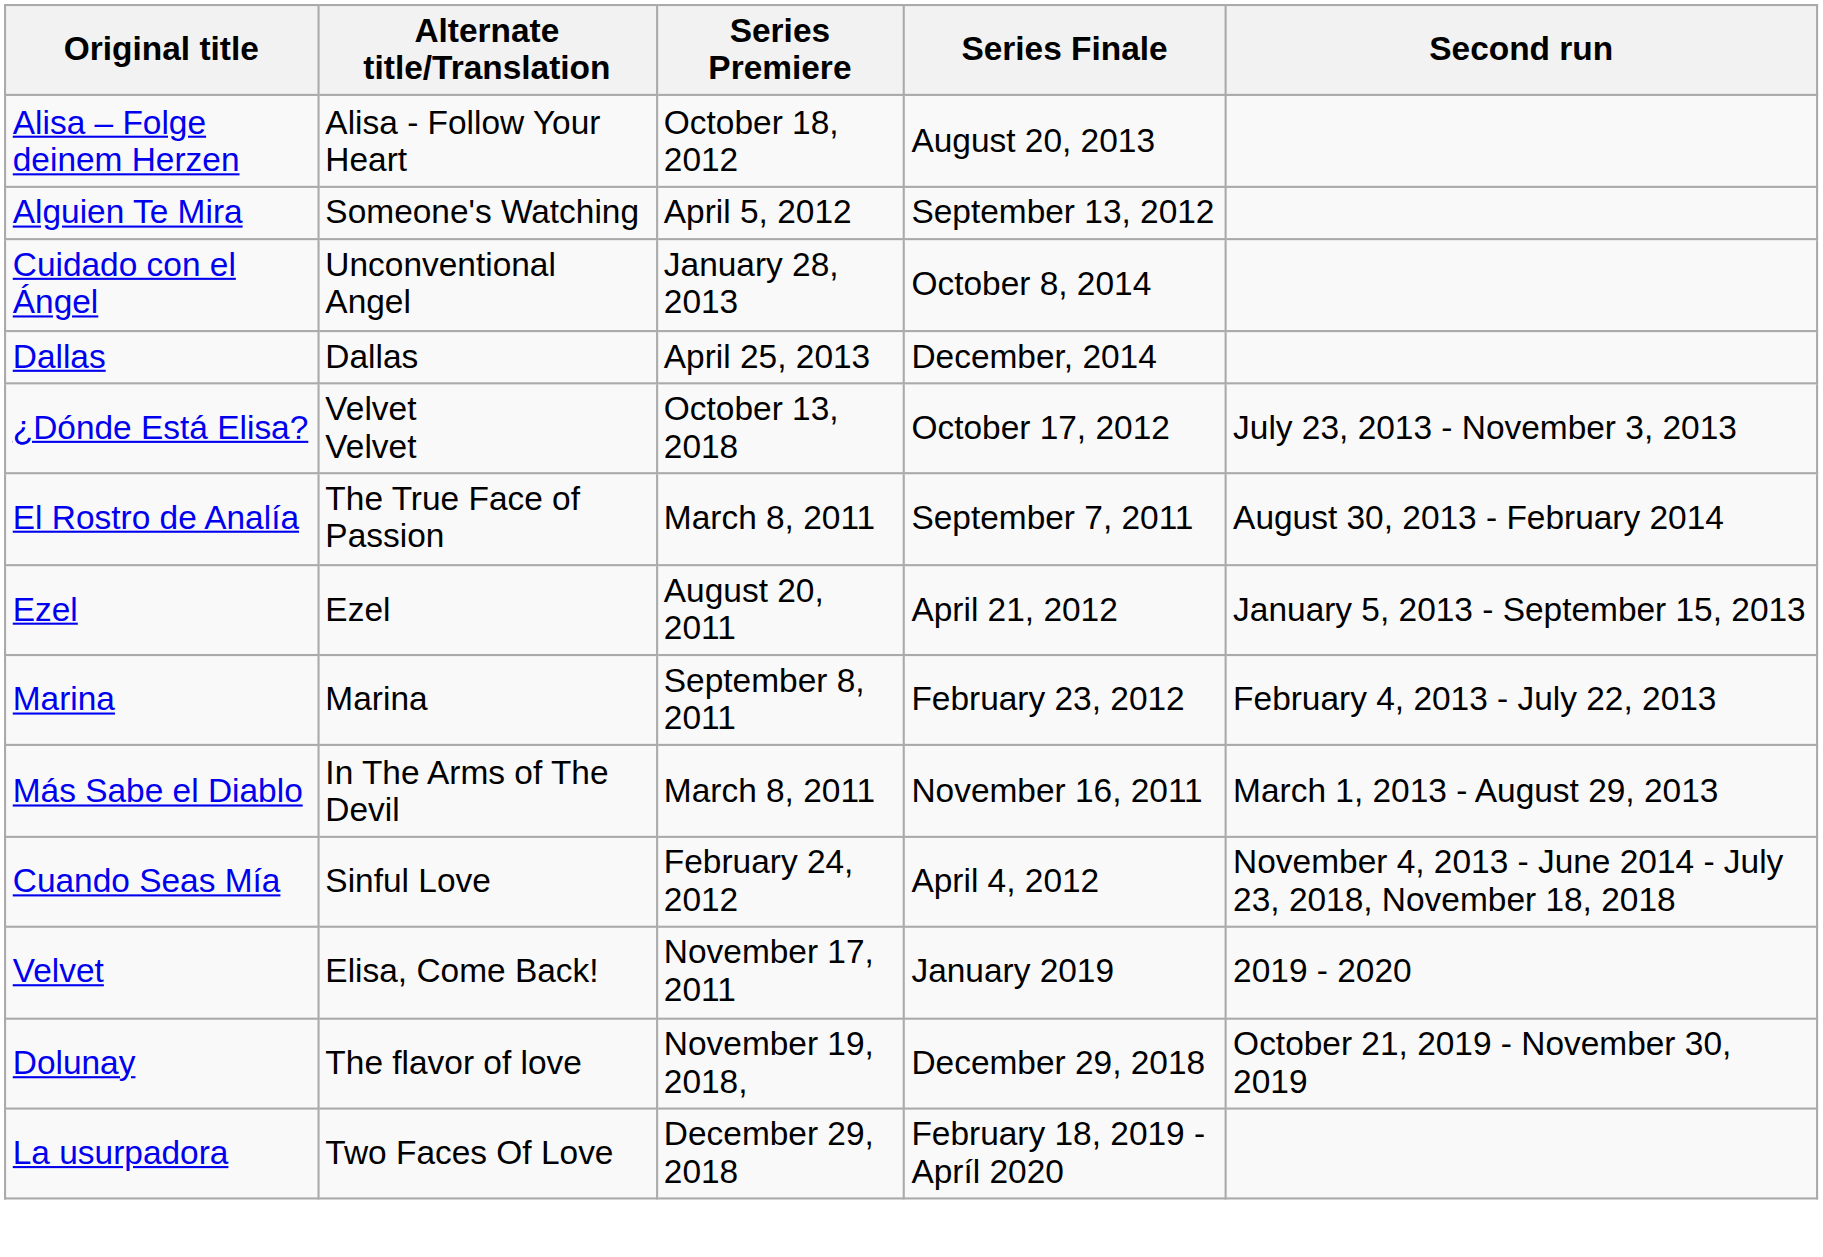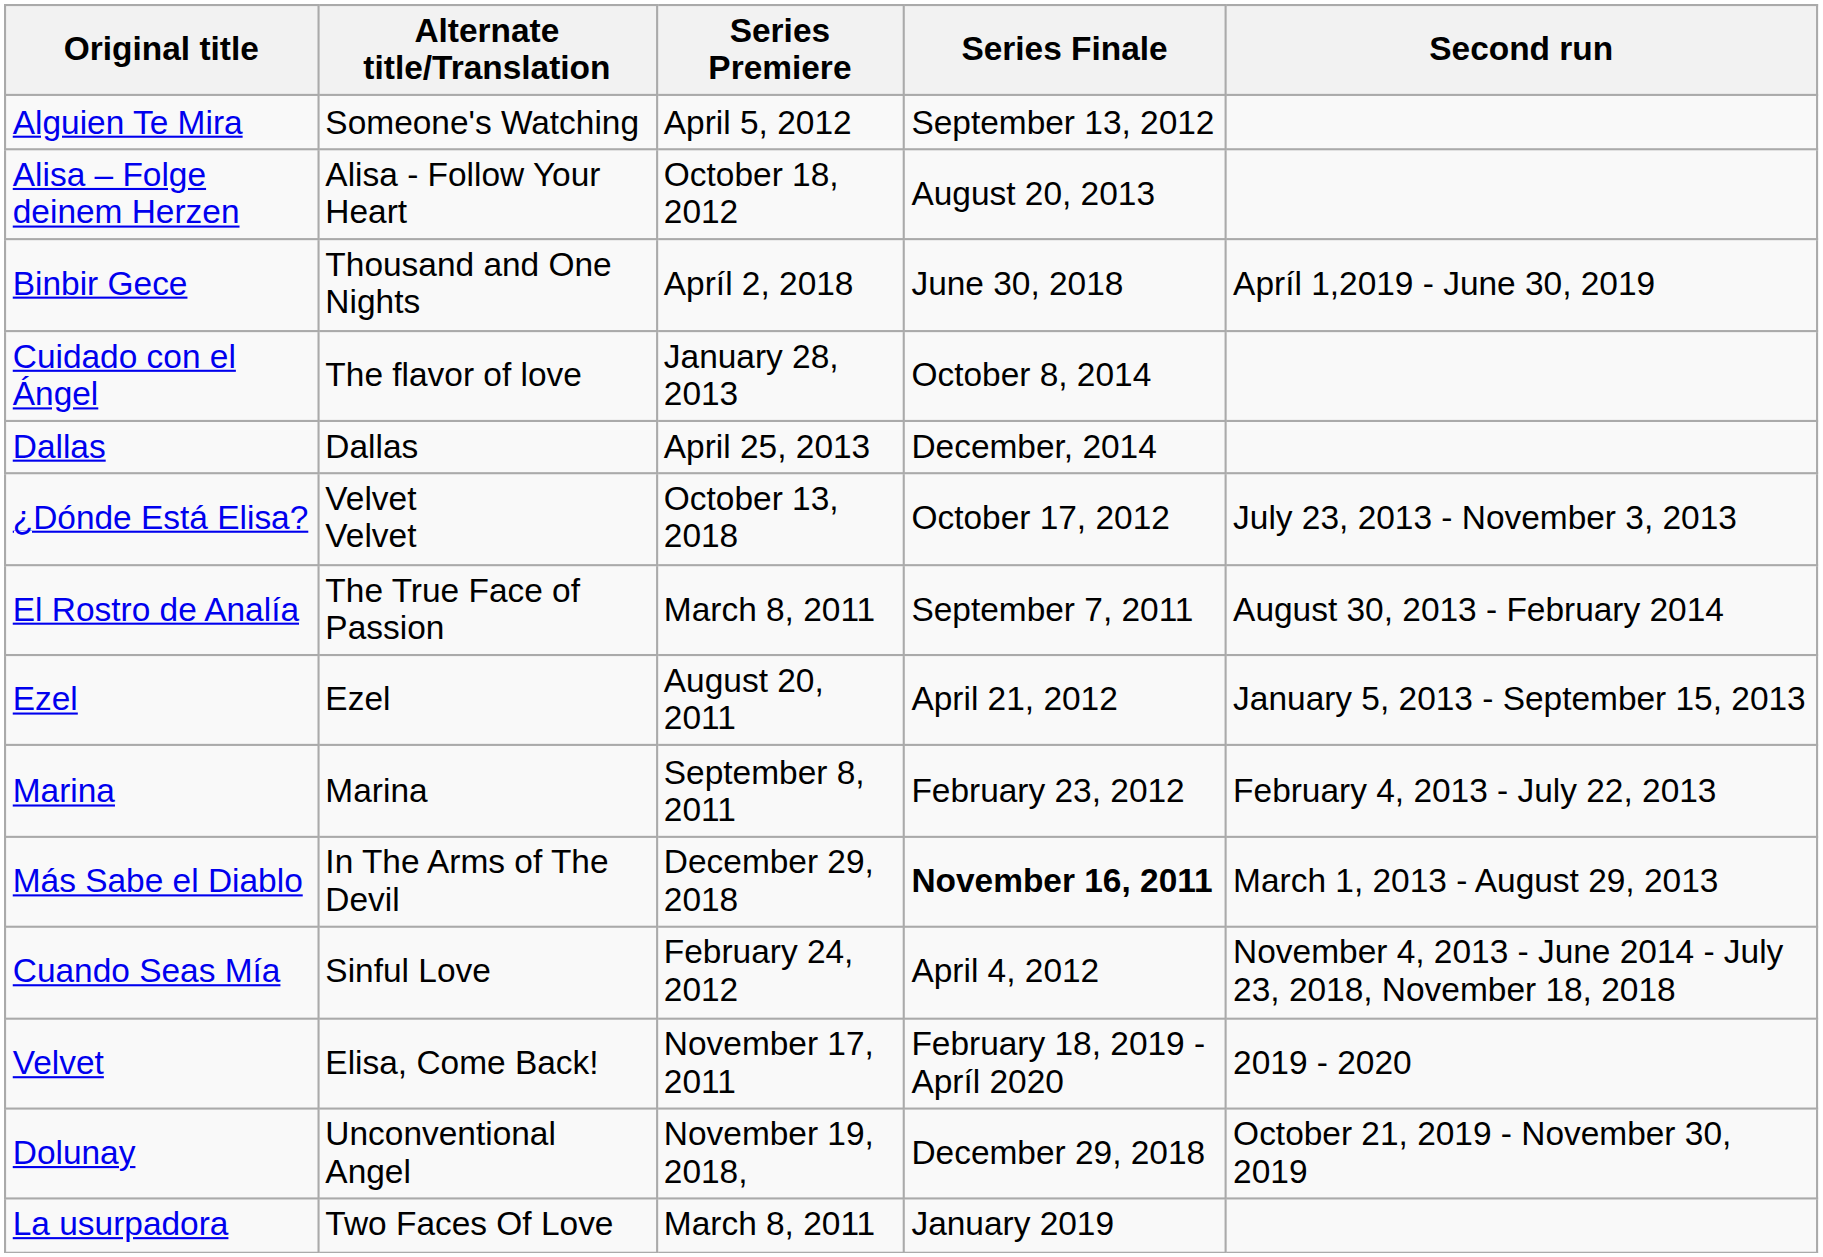rows swapped: (128, 212) <-> (126, 140)
+ row: (100, 284)
(441, 284) Unconventional Angel -> (454, 374) The flavor of love
(769, 790) March 8, 2011 -> (769, 881) December 29, 2018
(1057, 790) normal -> (1062, 881) bold
(1013, 971) January 2019 -> (1058, 1062) February 18, 2019 - Apríl 2020
(454, 1062) The flavor of love -> (441, 1153) Unconventional Angel
(769, 1153) December 29, 2018 -> (769, 1224) March 8, 2011
(1058, 1153) February 18, 2019 - Apríl 2020 -> (1013, 1224) January 2019
